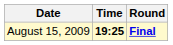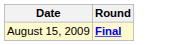- column: (109, 13)
